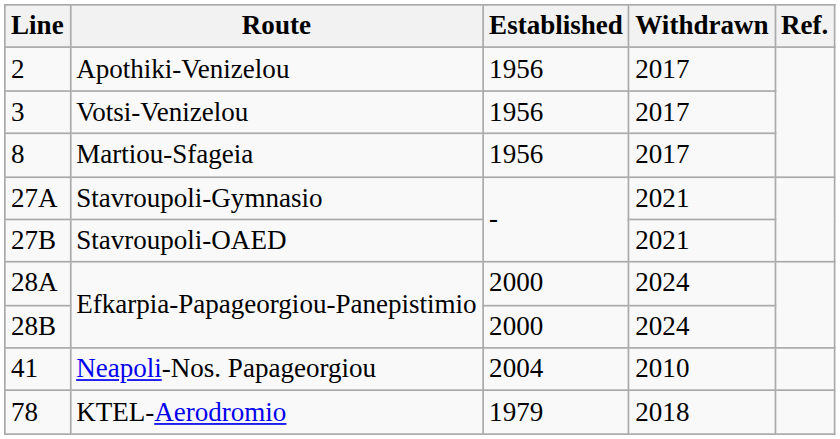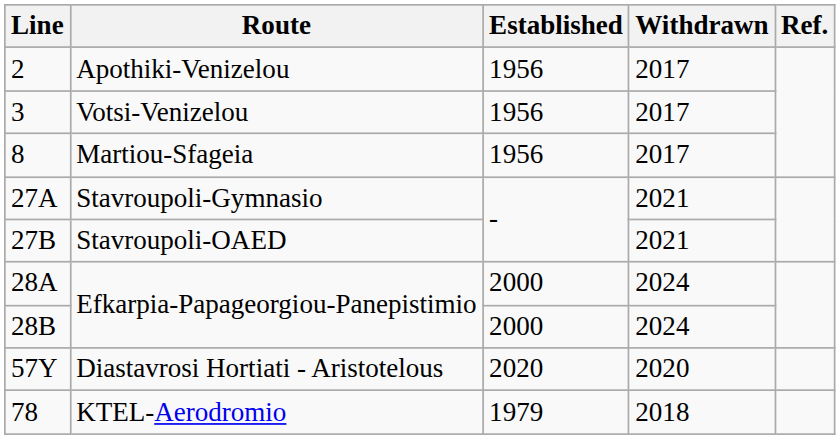- row: (25, 369)
+ row: (34, 369)
